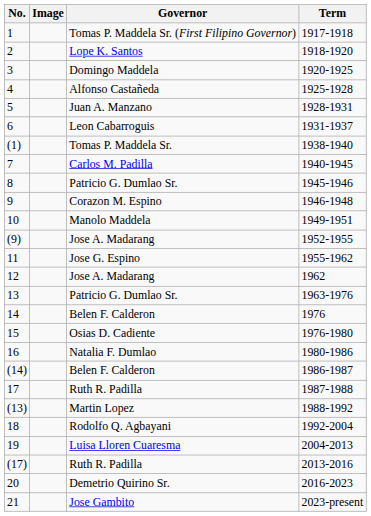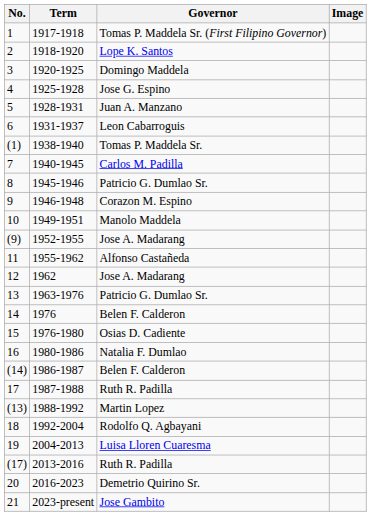columns swapped: (48, 13) <-> (332, 13)
(114, 88) Alfonso Castañeda -> (135, 88) Jose G. Espino
(105, 257) Jose G. Espino -> (144, 257) Alfonso Castañeda
